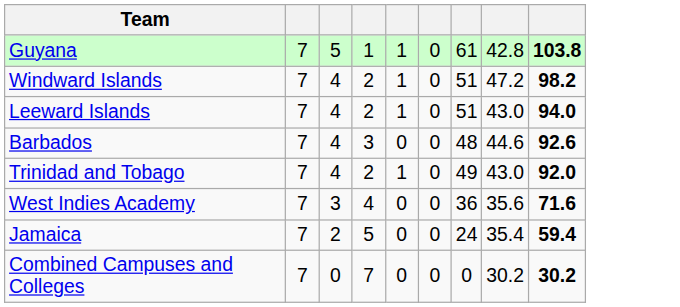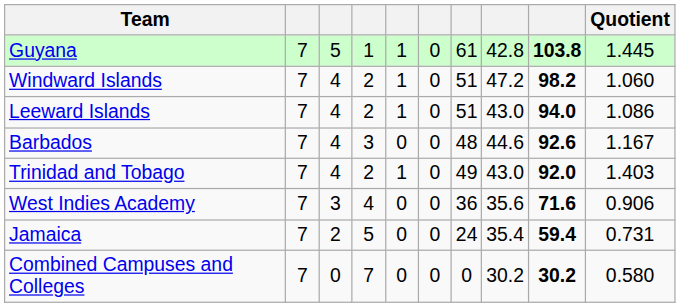+ column: (630, 19)
